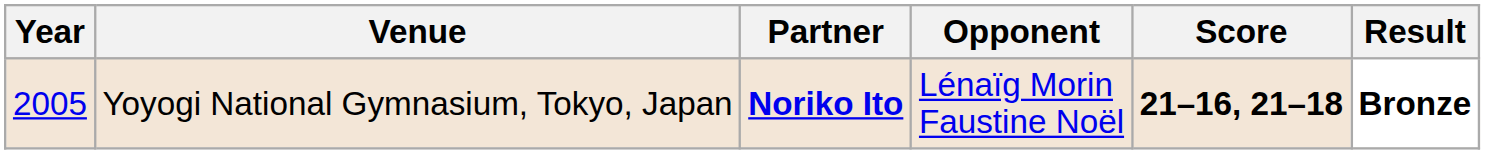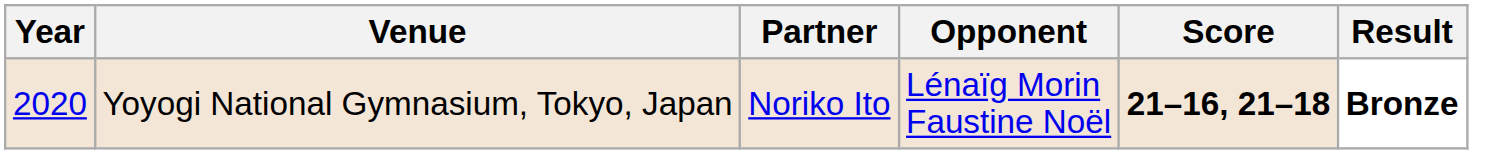(50, 103) 2005 -> (50, 103) 2020
(826, 103) bold -> (819, 103) normal
